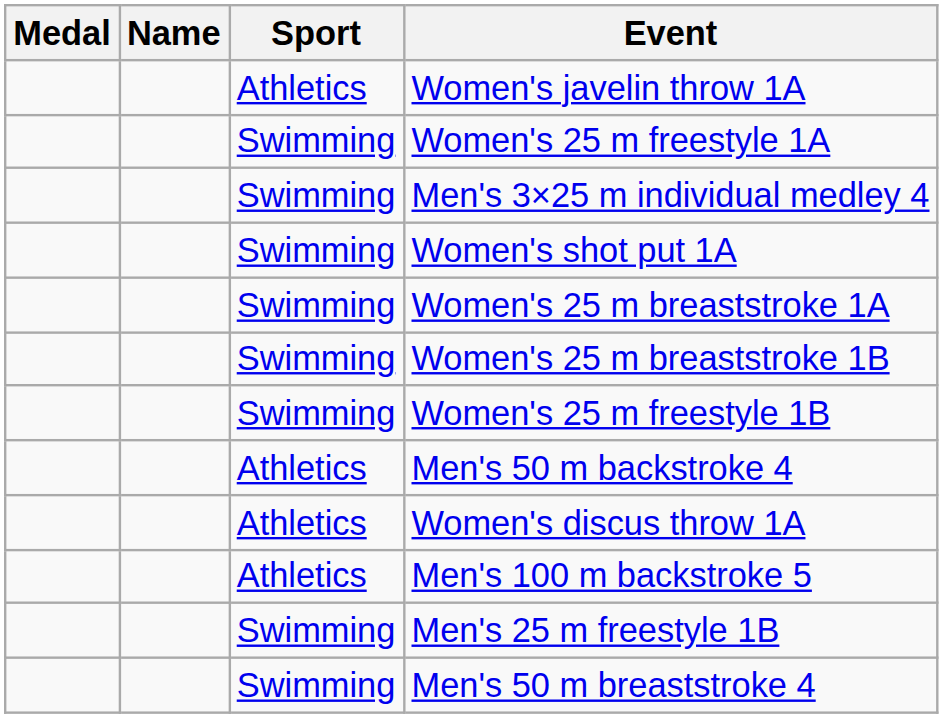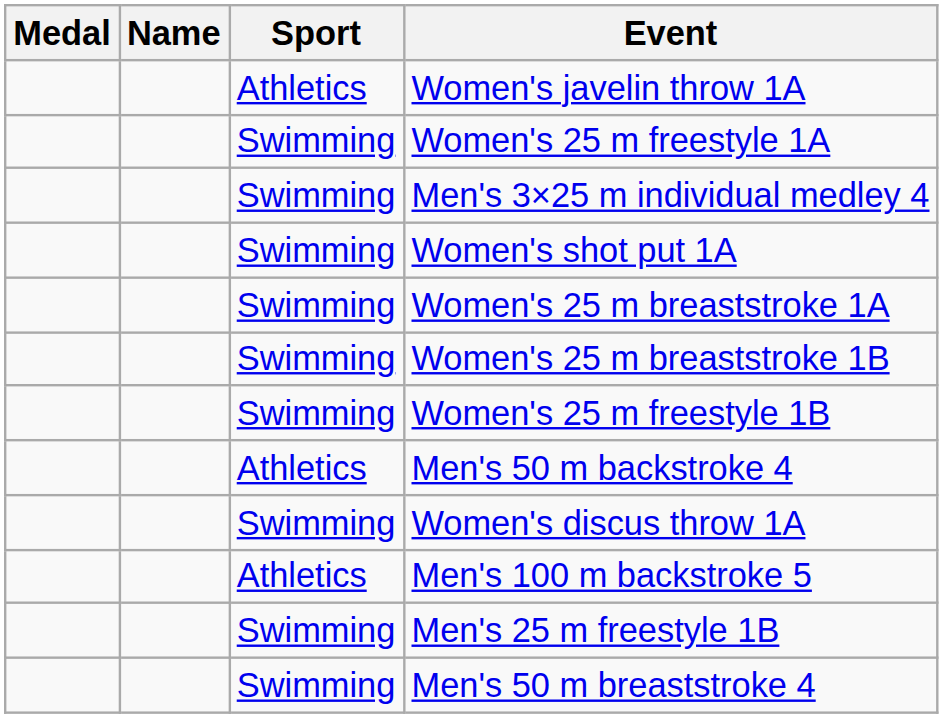(302, 522) Athletics -> (316, 522) Swimming
